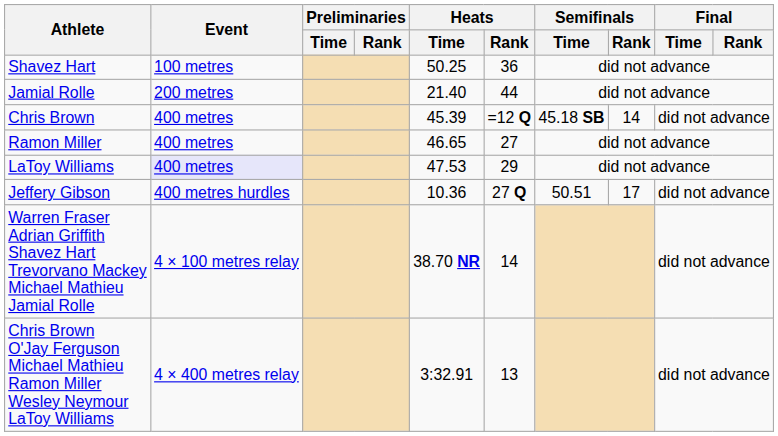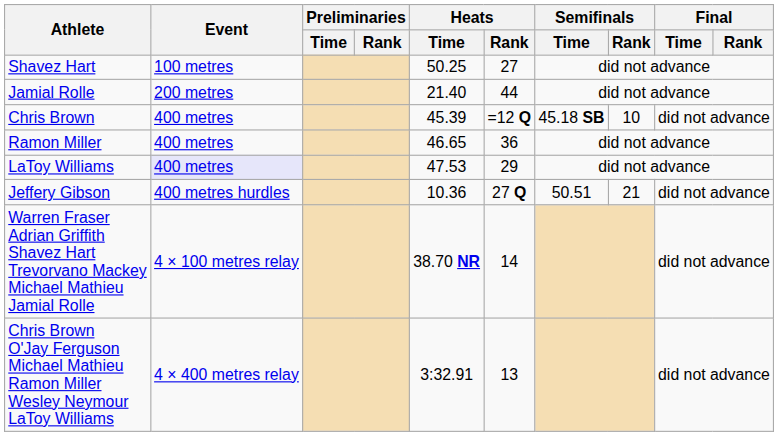(509, 68) 36 -> (509, 68) 27
(631, 118) 14 -> (631, 118) 10
(509, 143) 27 -> (509, 143) 36
(631, 193) 17 -> (631, 193) 21
